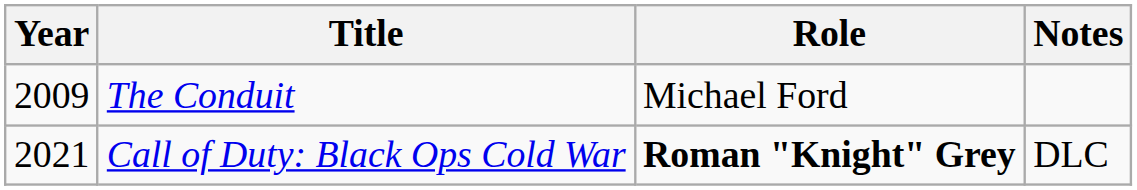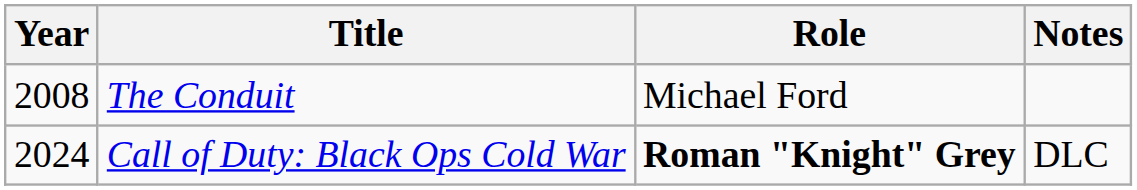(52, 94) 2009 -> (52, 94) 2008
(52, 154) 2021 -> (52, 154) 2024
